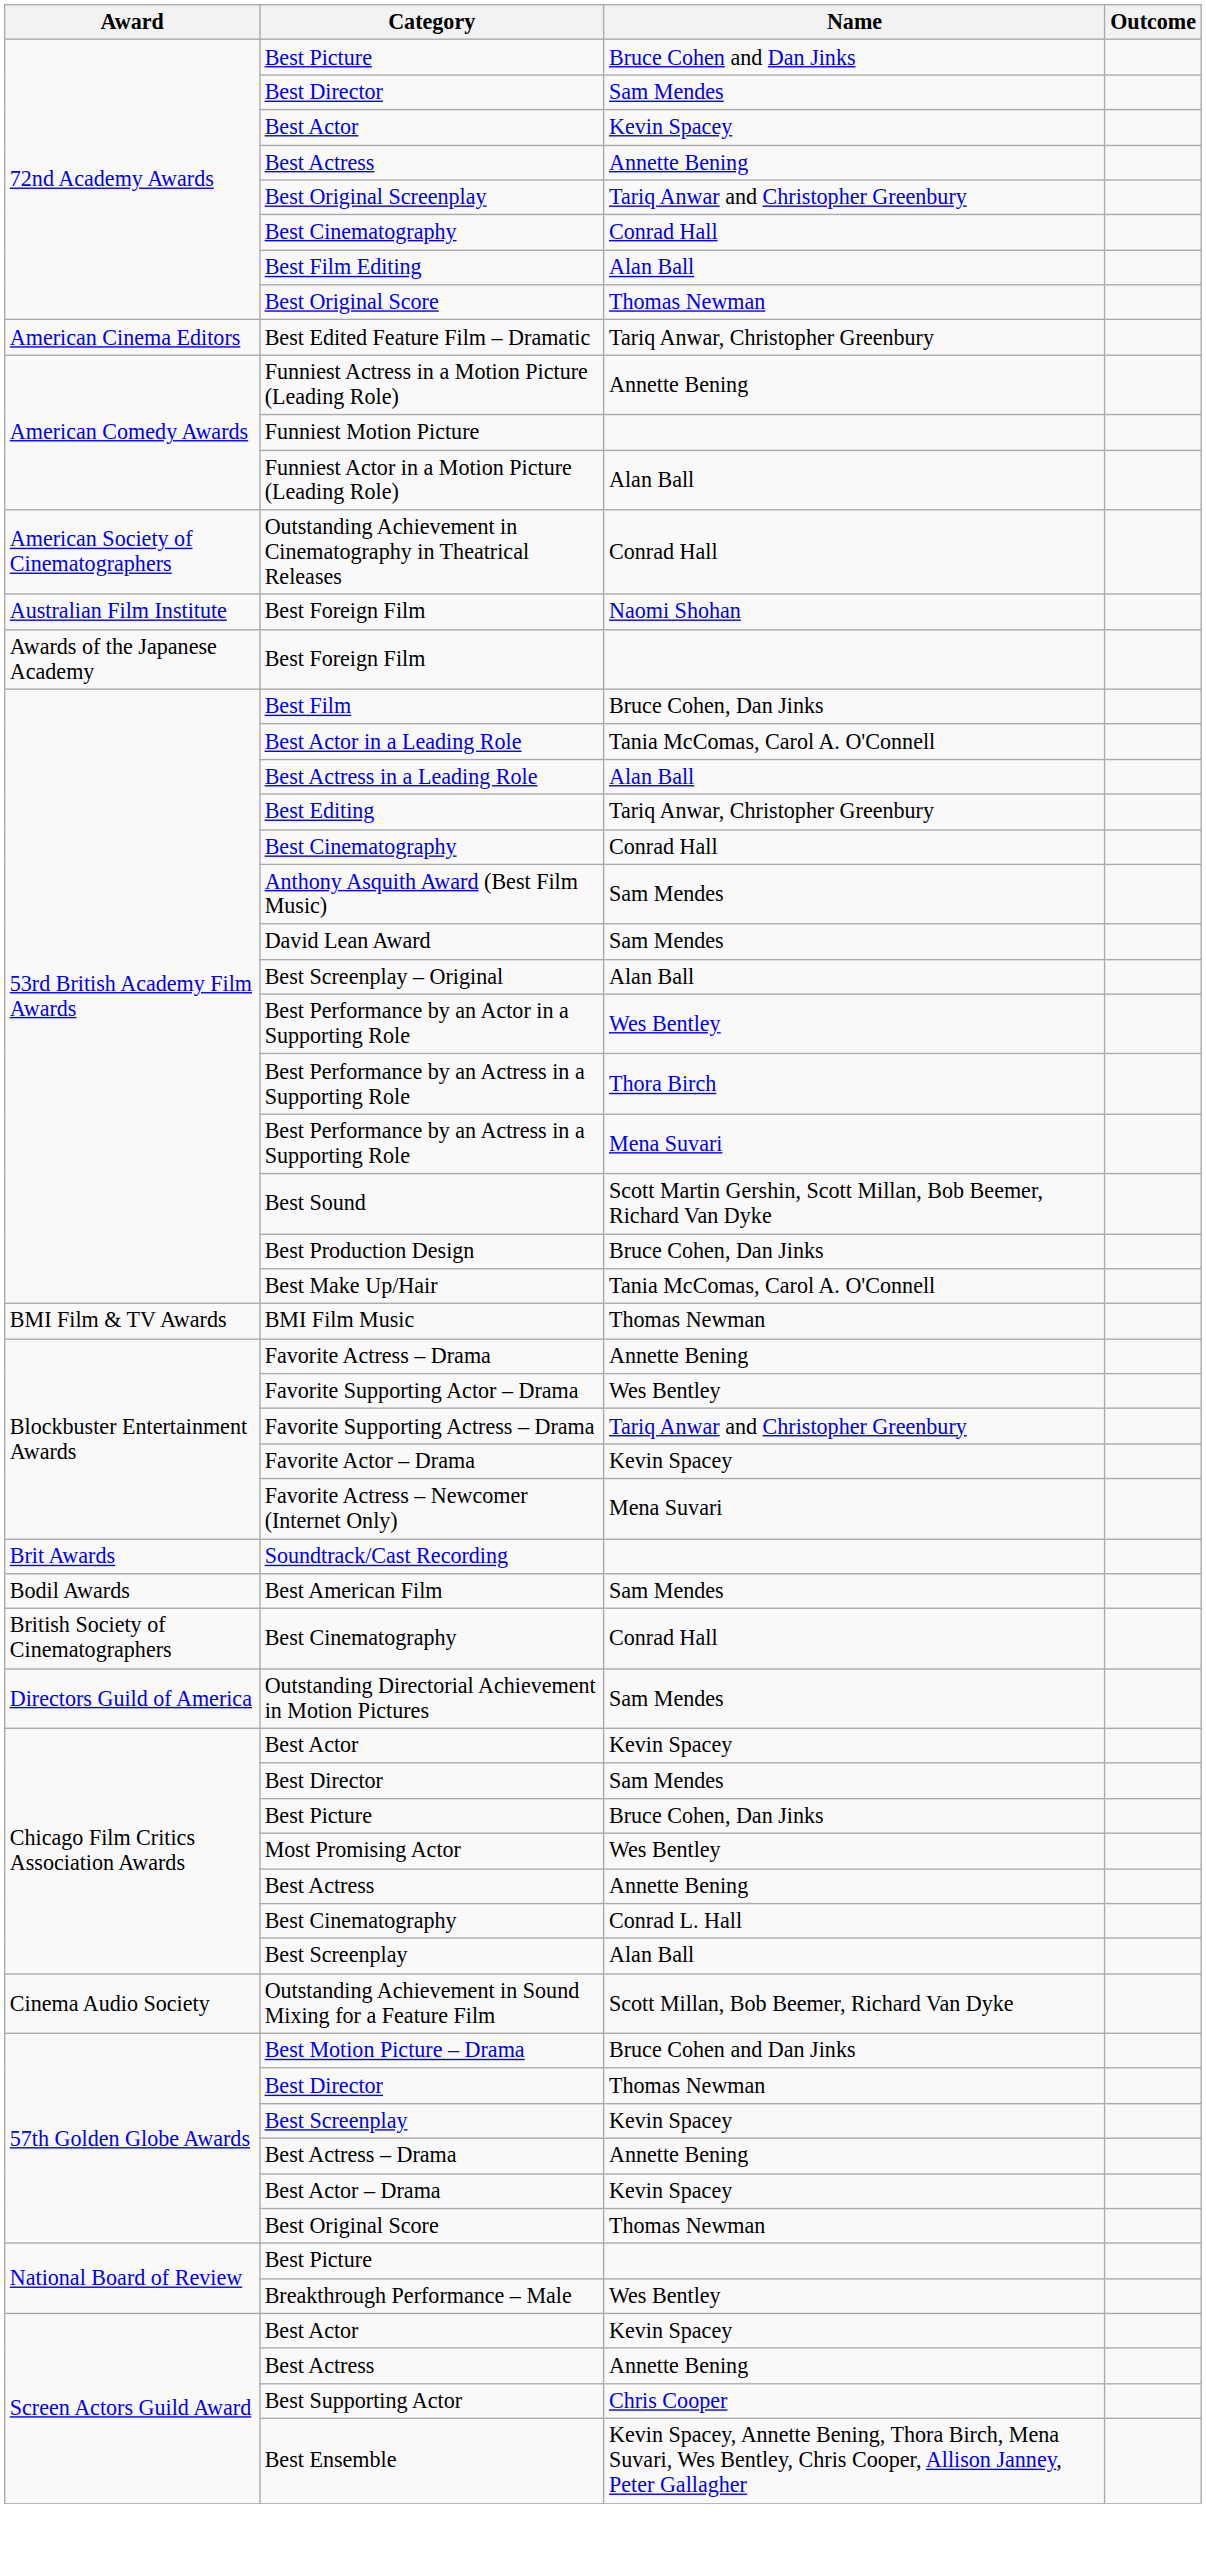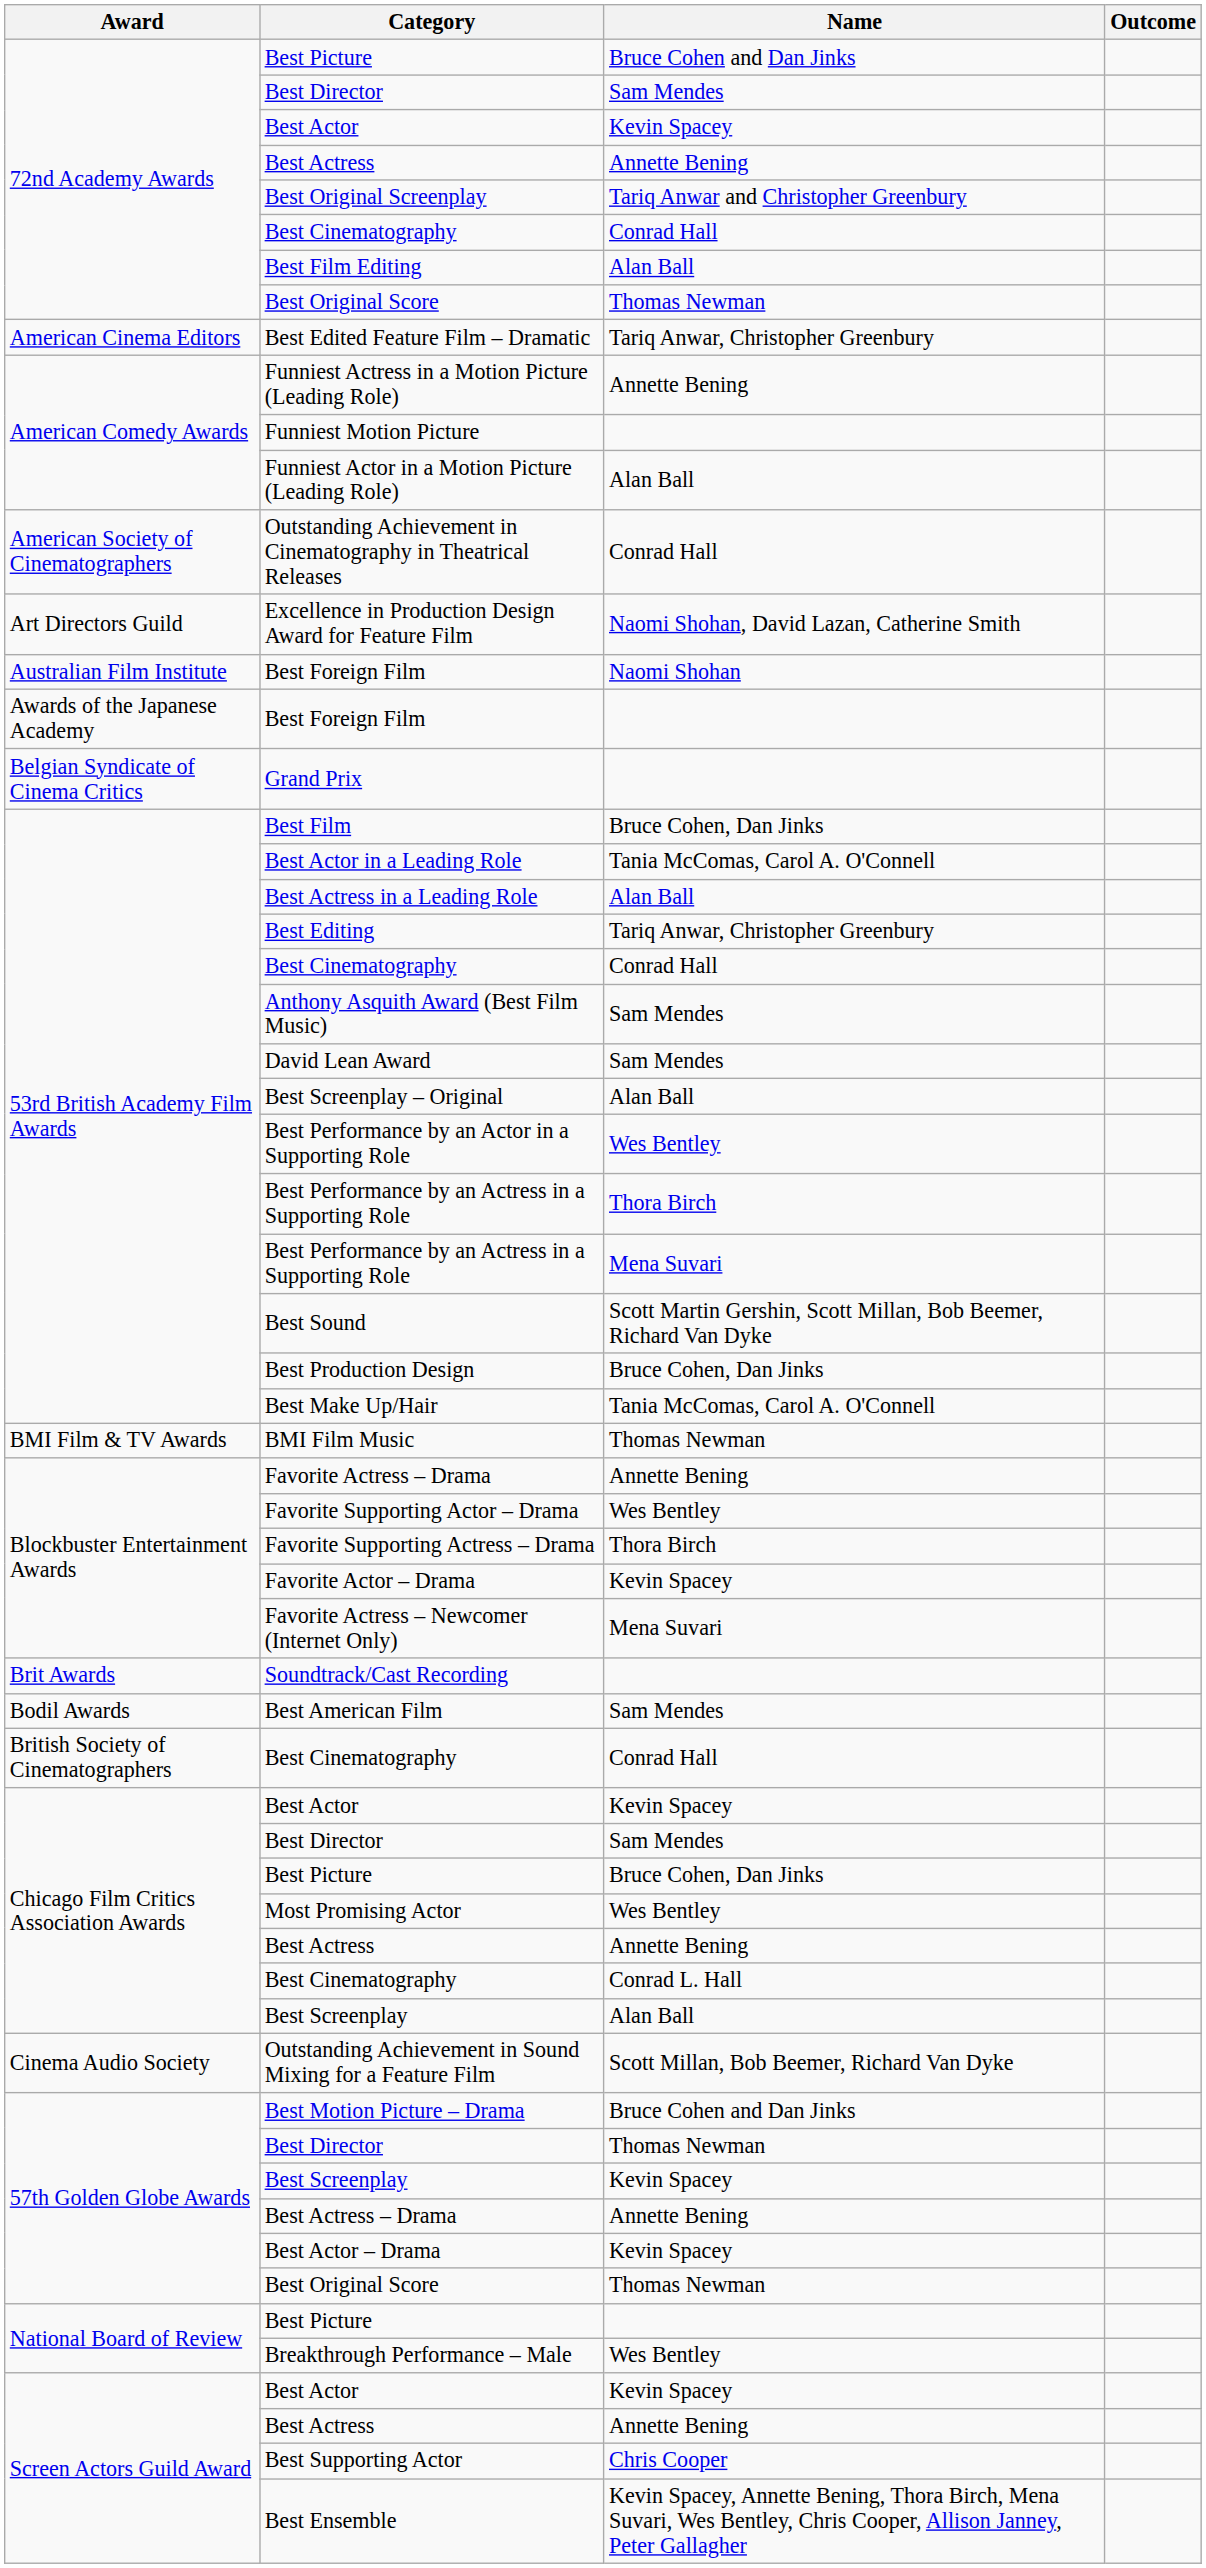+ row: (96, 624)
+ row: (102, 778)
(788, 1425) Tariq Anwar and Christopher Greenbury -> (663, 1545) Thora Birch
- row: (131, 1698)
